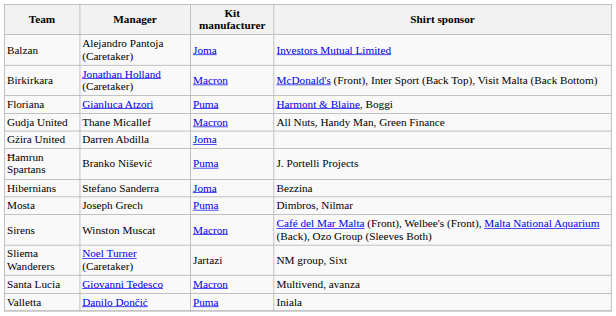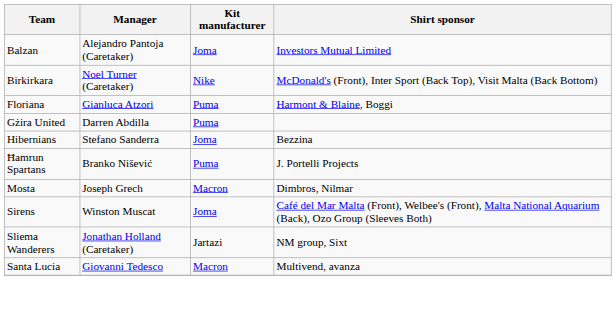(122, 80) Jonathan Holland (Caretaker) -> (109, 80) Noel Turner (Caretaker)
(210, 80) Macron -> (204, 80) Nike
- row: (37, 122)
(205, 139) Joma -> (206, 122) Puma
rows swapped: (26, 164) <-> (32, 188)
(206, 205) Puma -> (210, 188) Macron
(210, 229) Macron -> (205, 212) Joma
(109, 260) Noel Turner (Caretaker) -> (122, 242) Jonathan Holland (Caretaker)
- row: (24, 302)
